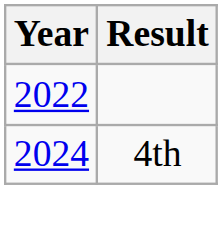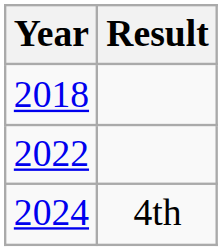+ row: (51, 93)
